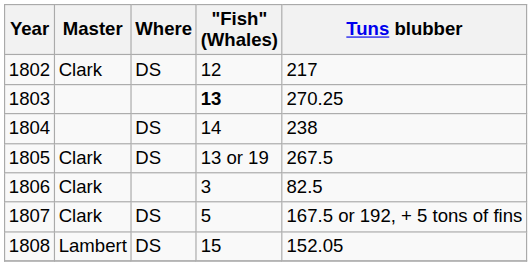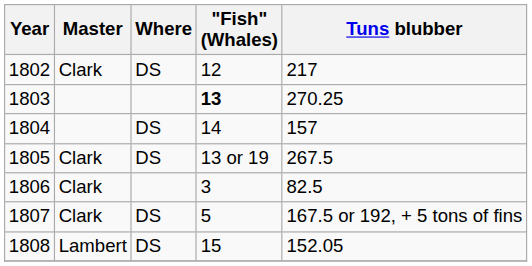(302, 128) 238 -> (302, 128) 157
